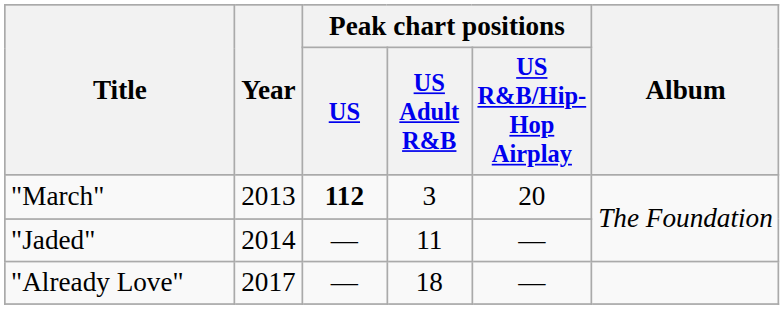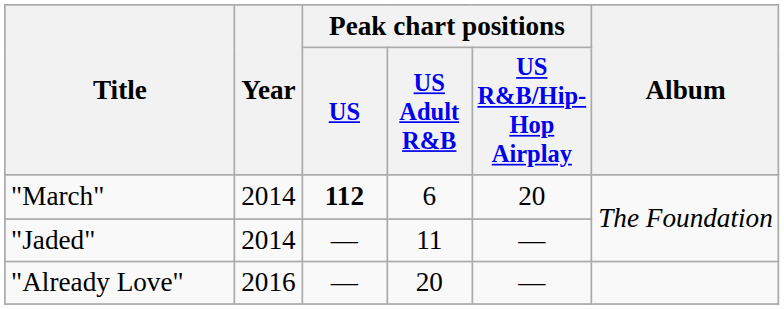(268, 196) 2013 -> (268, 196) 2014
(429, 196) 3 -> (429, 196) 6
(268, 282) 2017 -> (268, 282) 2016
(429, 282) 18 -> (429, 282) 20
